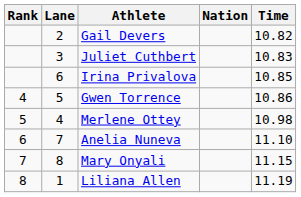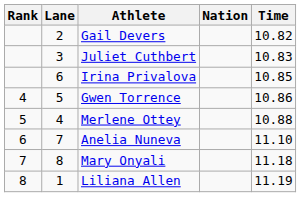(273, 119) 10.98 -> (273, 119) 10.88
(273, 160) 11.15 -> (273, 160) 11.18
